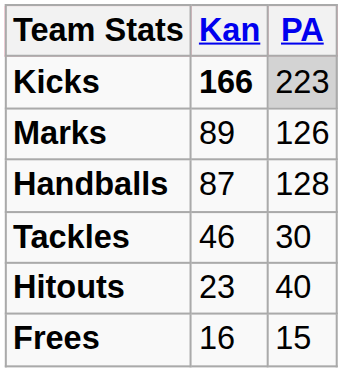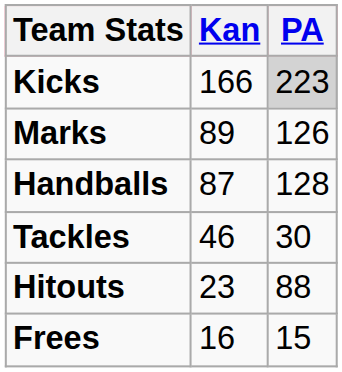(226, 81) bold -> (226, 81) normal
(293, 287) 40 -> (293, 287) 88
